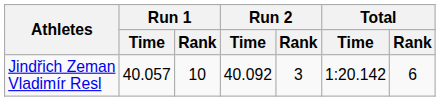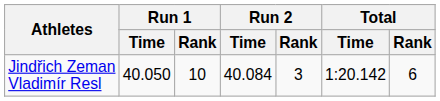(147, 76) 40.057 -> (147, 76) 40.050
(248, 76) 40.092 -> (248, 76) 40.084
